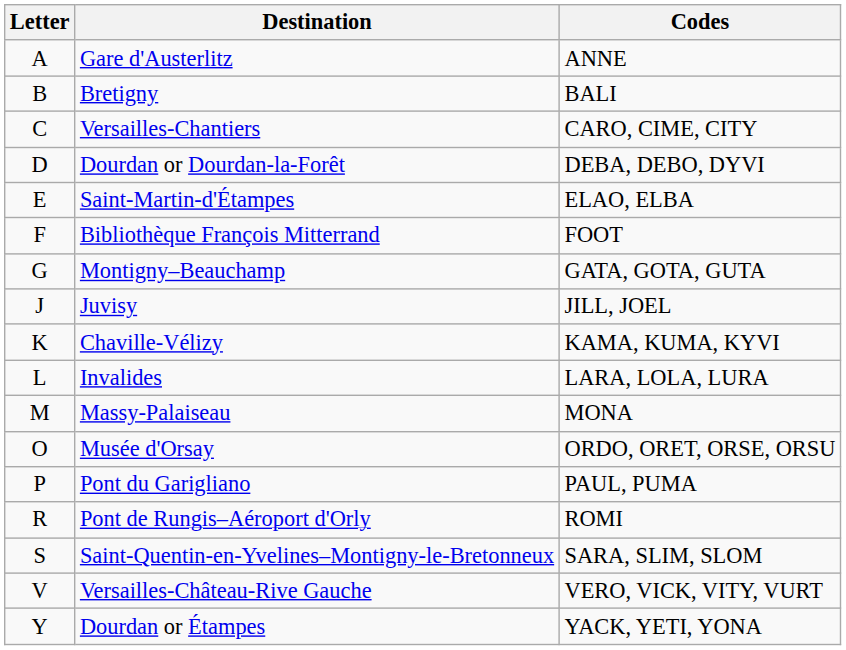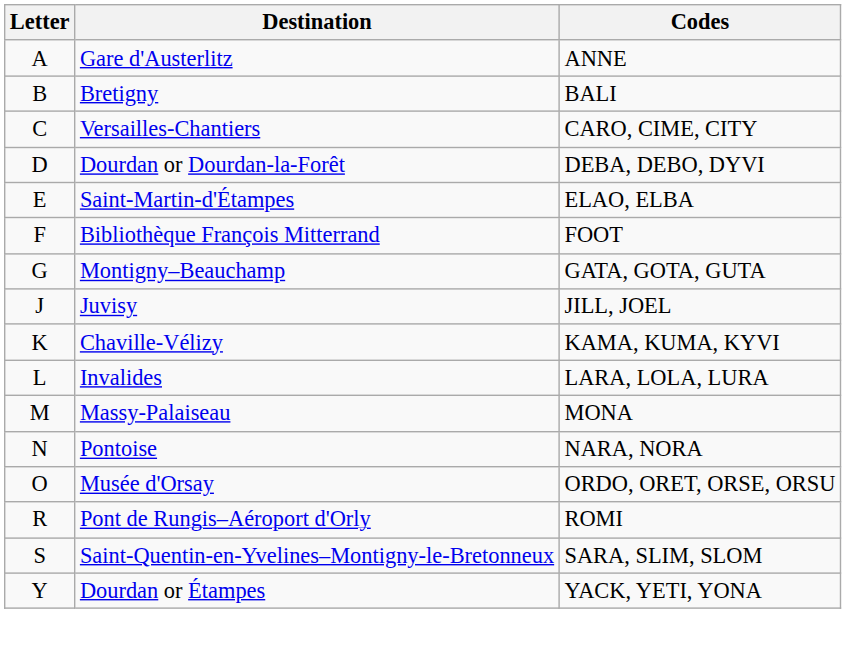+ row: (118, 448)
- row: (165, 484)
- row: (226, 590)
